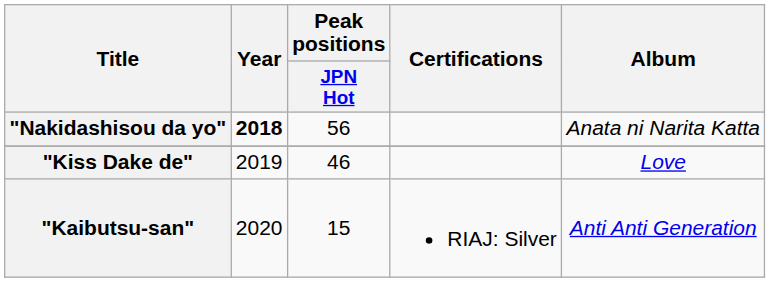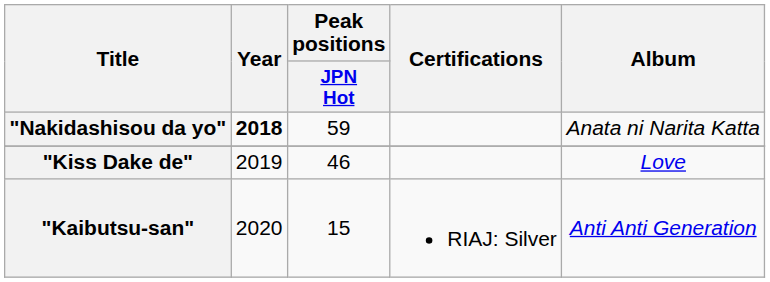(339, 128) 56 -> (339, 128) 59
